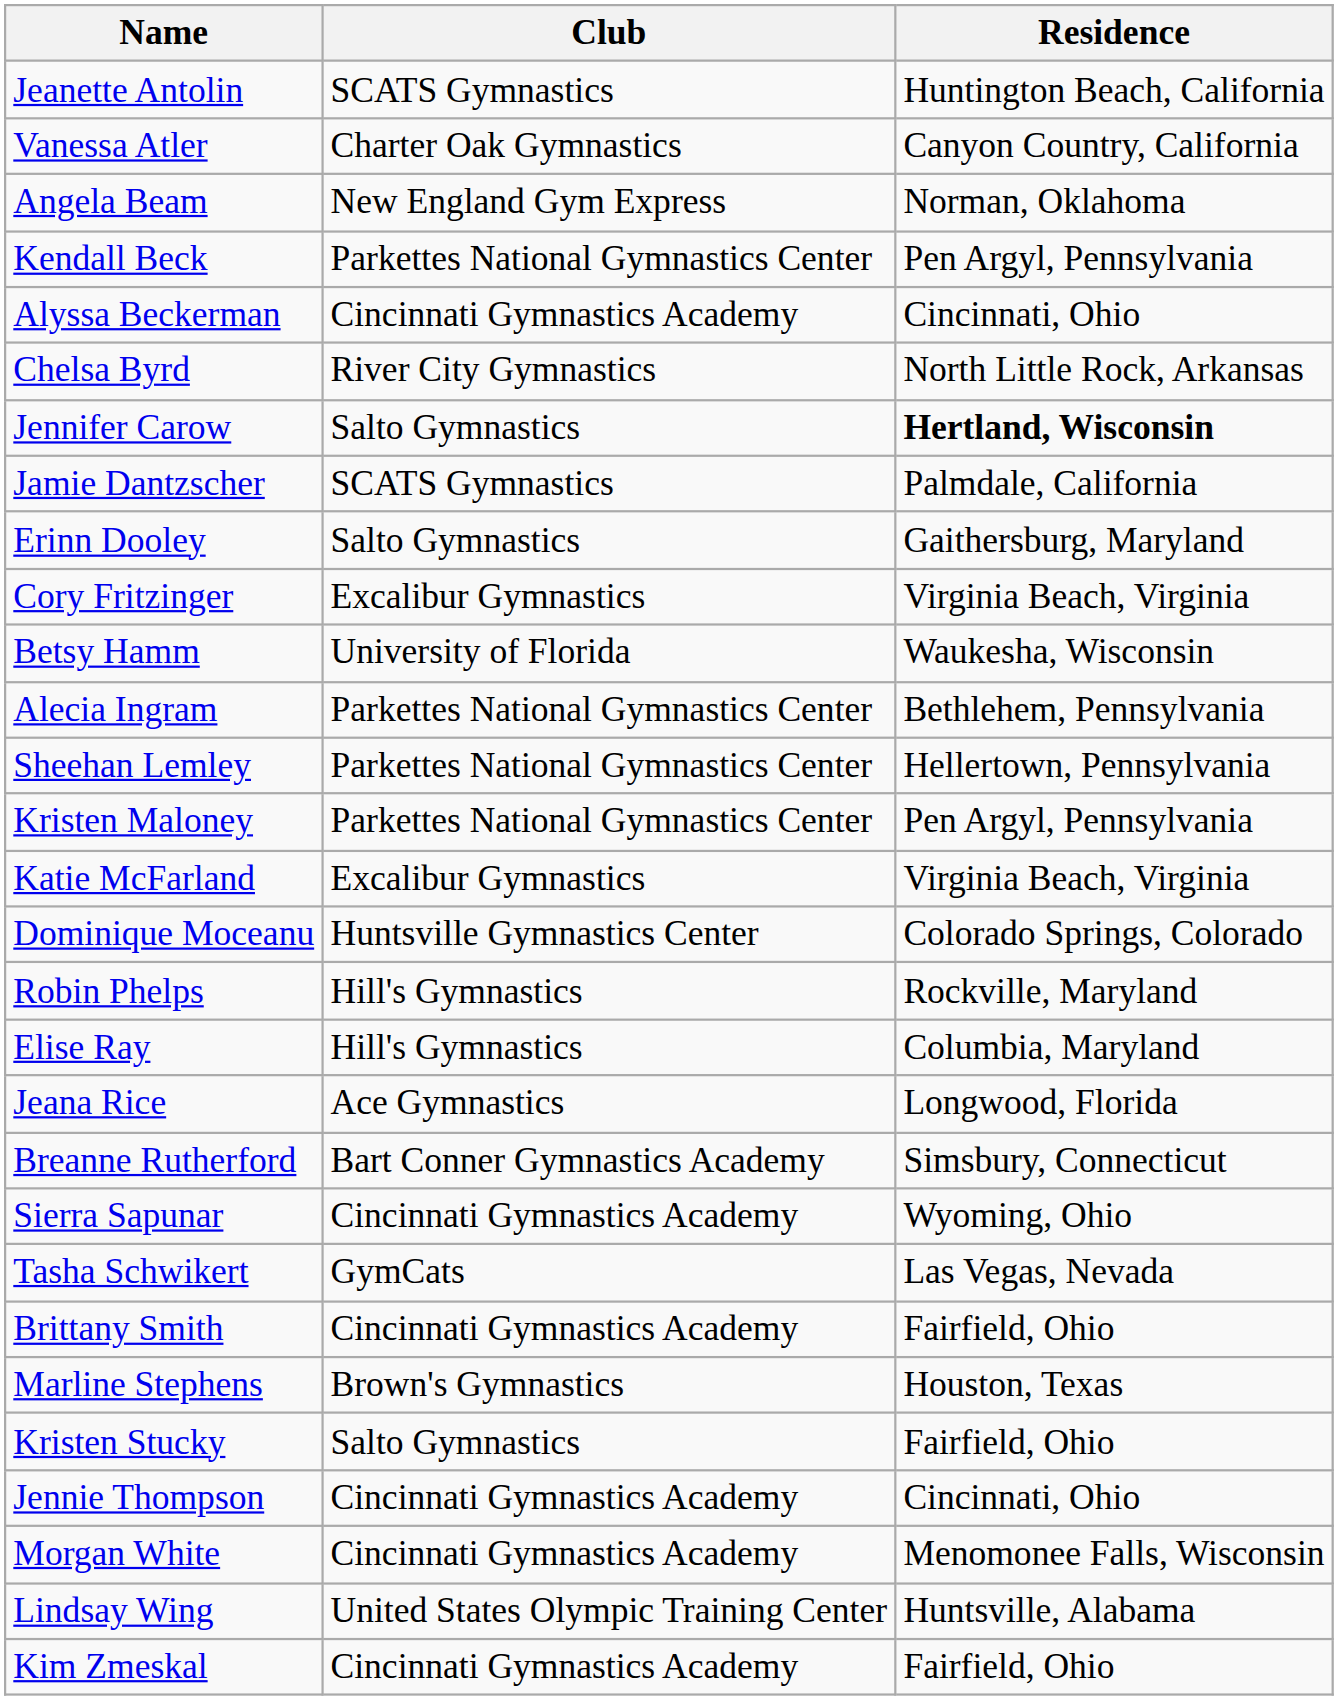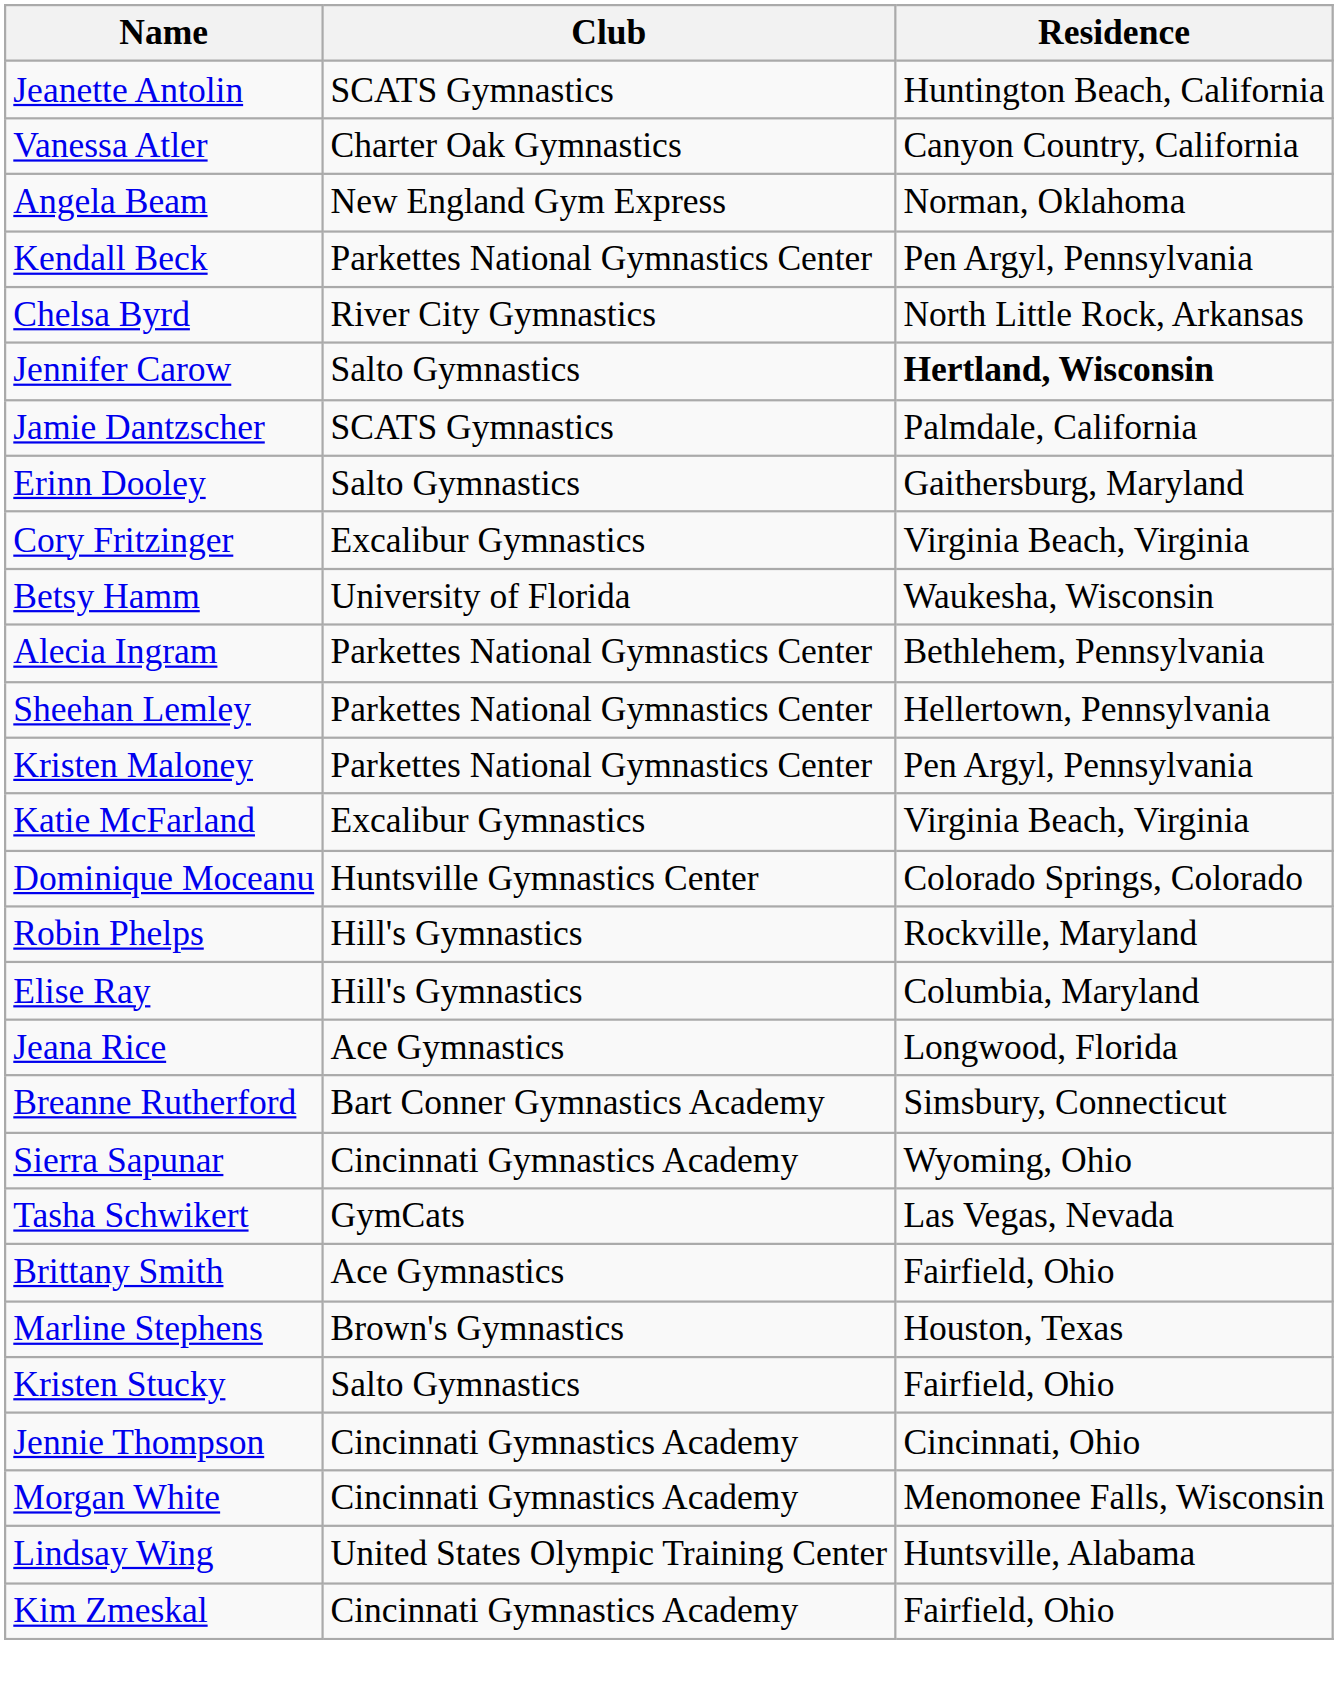- row: (147, 314)
(564, 1328) Cincinnati Gymnastics Academy -> (447, 1271) Ace Gymnastics
